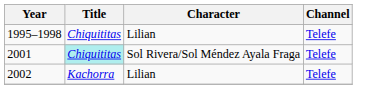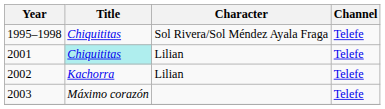(141, 34) Lilian -> (241, 34) Sol Rivera/Sol Méndez Ayala Fraga
(213, 54) Sol Rivera/Sol Méndez Ayala Fraga -> (169, 54) Lilian
+ row: (19, 94)
